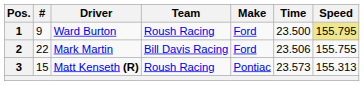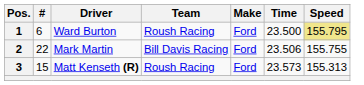(39, 31) 9 -> (39, 31) 6
(252, 67) Pontiac -> (245, 67) Ford
